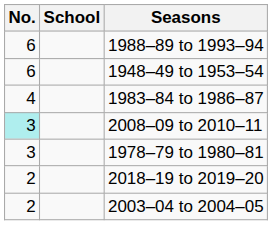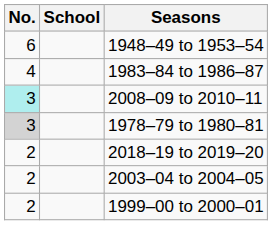- row: (186, 44)
(31, 152) no background -> (31, 125) lightgrey background
+ row: (186, 206)
